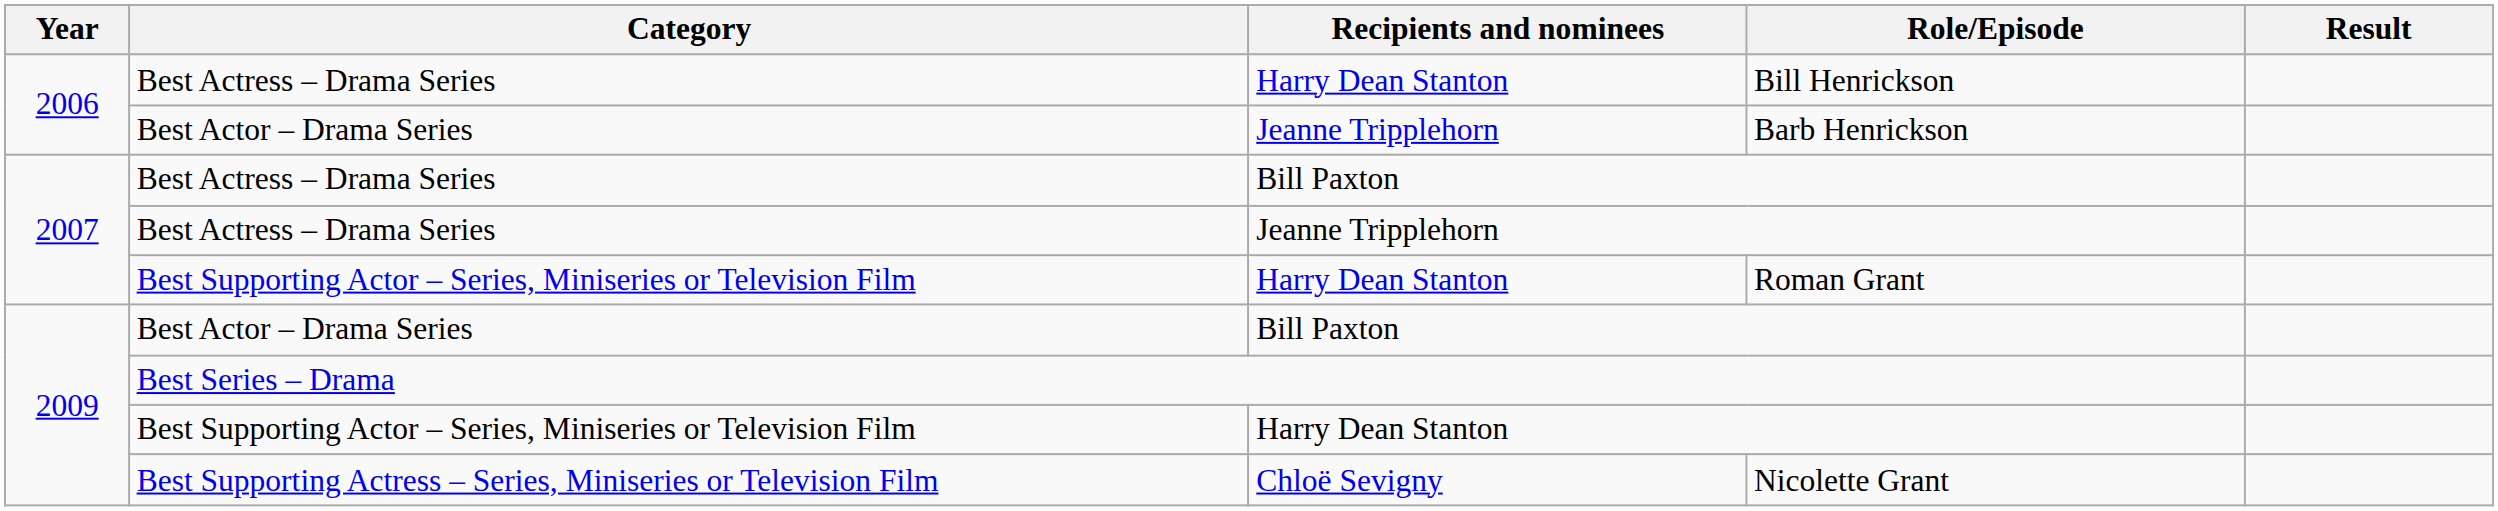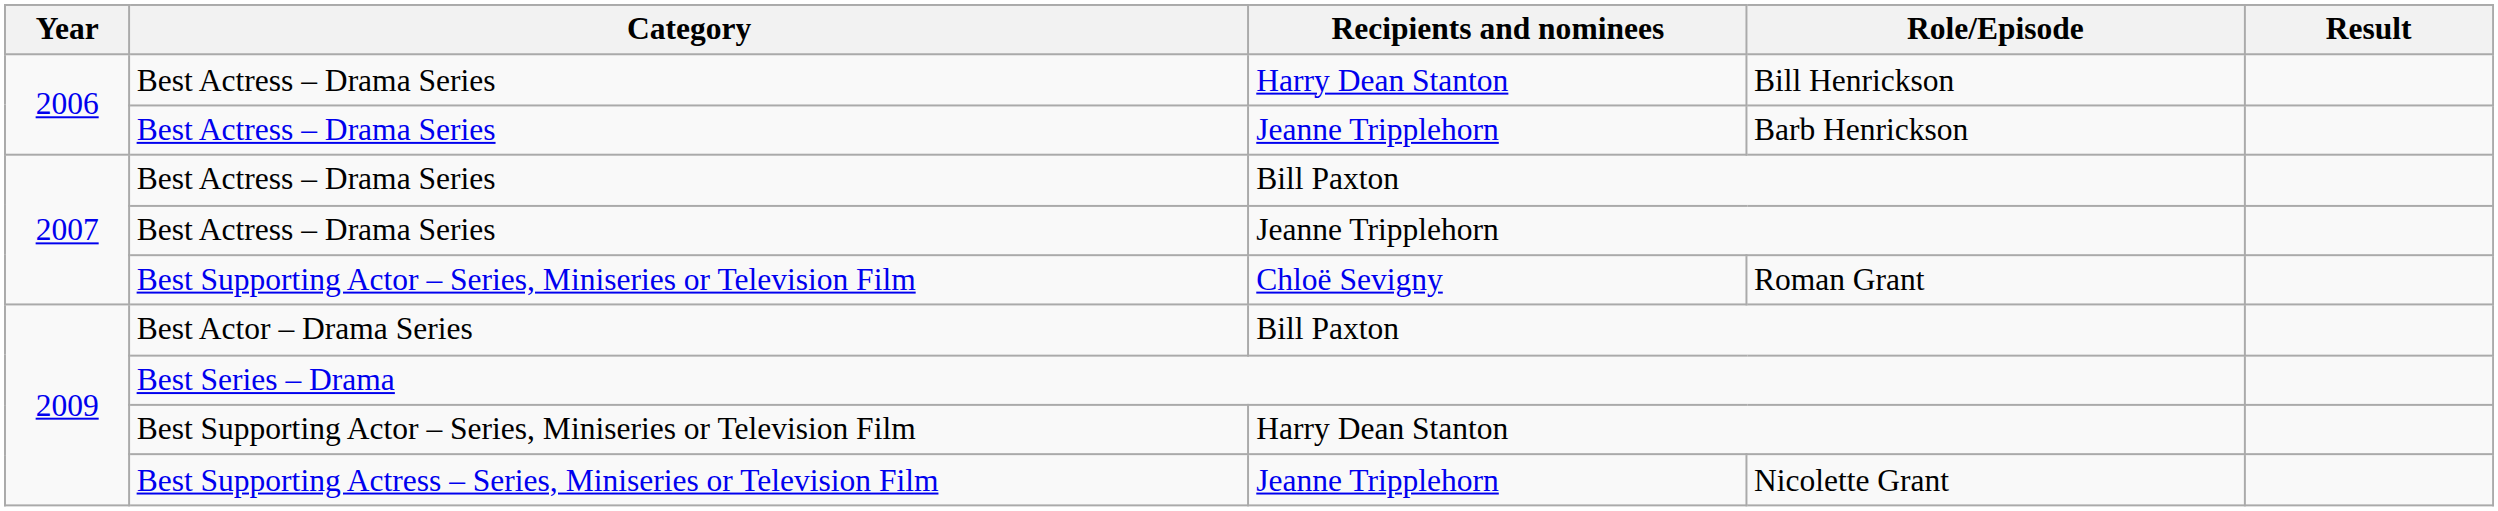(305, 129) Best Actor – Drama Series -> (316, 129) Best Actress – Drama Series
(1382, 279) Harry Dean Stanton -> (1350, 279) Chloë Sevigny
(1350, 479) Chloë Sevigny -> (1378, 479) Jeanne Tripplehorn
